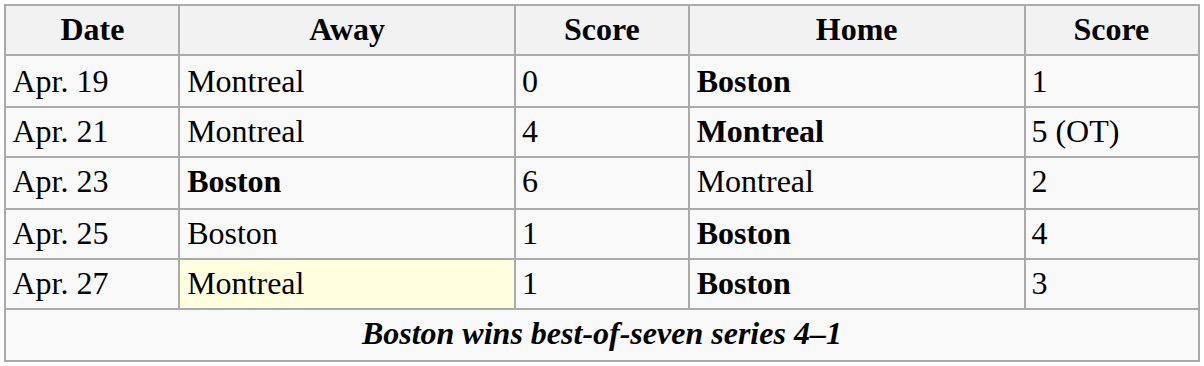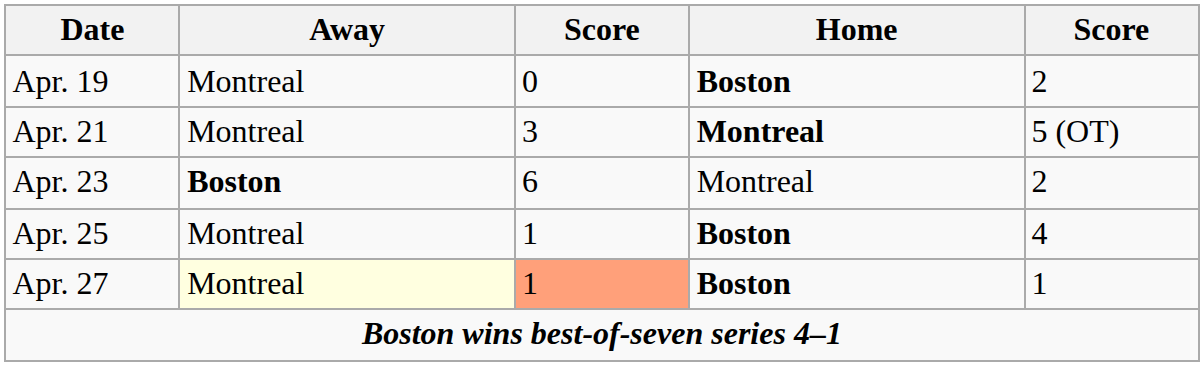(1039, 80) 1 -> (1039, 80) 2
(530, 131) 4 -> (530, 131) 3
(232, 232) Boston -> (246, 232) Montreal
(530, 283) no background -> (530, 283) lightsalmon background
(1039, 283) 3 -> (1039, 283) 1
